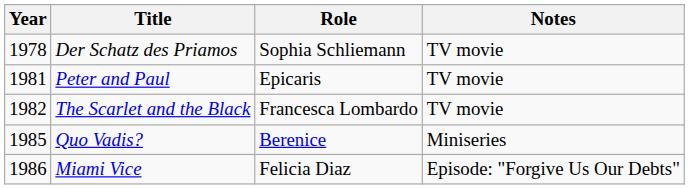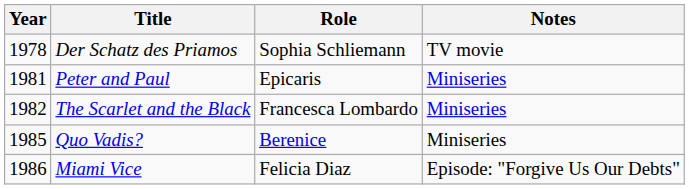(465, 79) TV movie -> (467, 79) Miniseries
(465, 109) TV movie -> (467, 109) Miniseries
